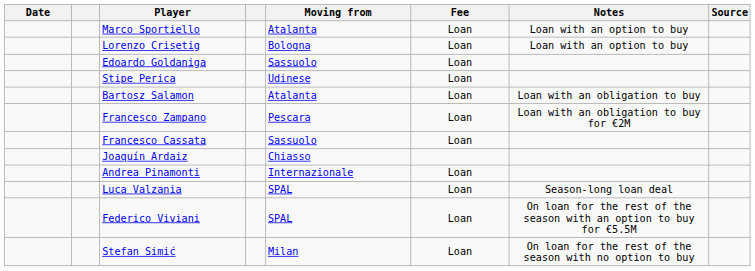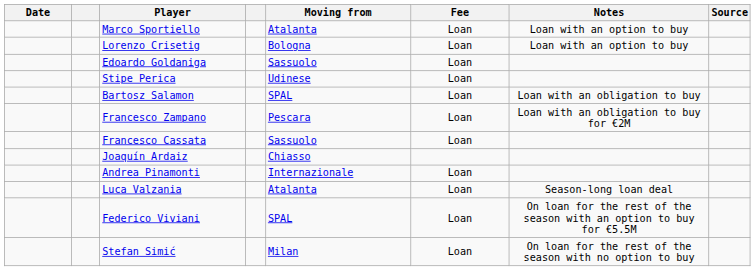(292, 95) Atalanta -> (280, 95) SPAL
(280, 190) SPAL -> (292, 190) Atalanta
